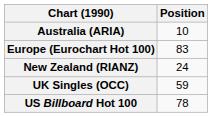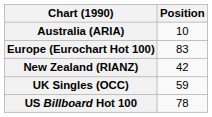(182, 67) 24 -> (182, 67) 42
